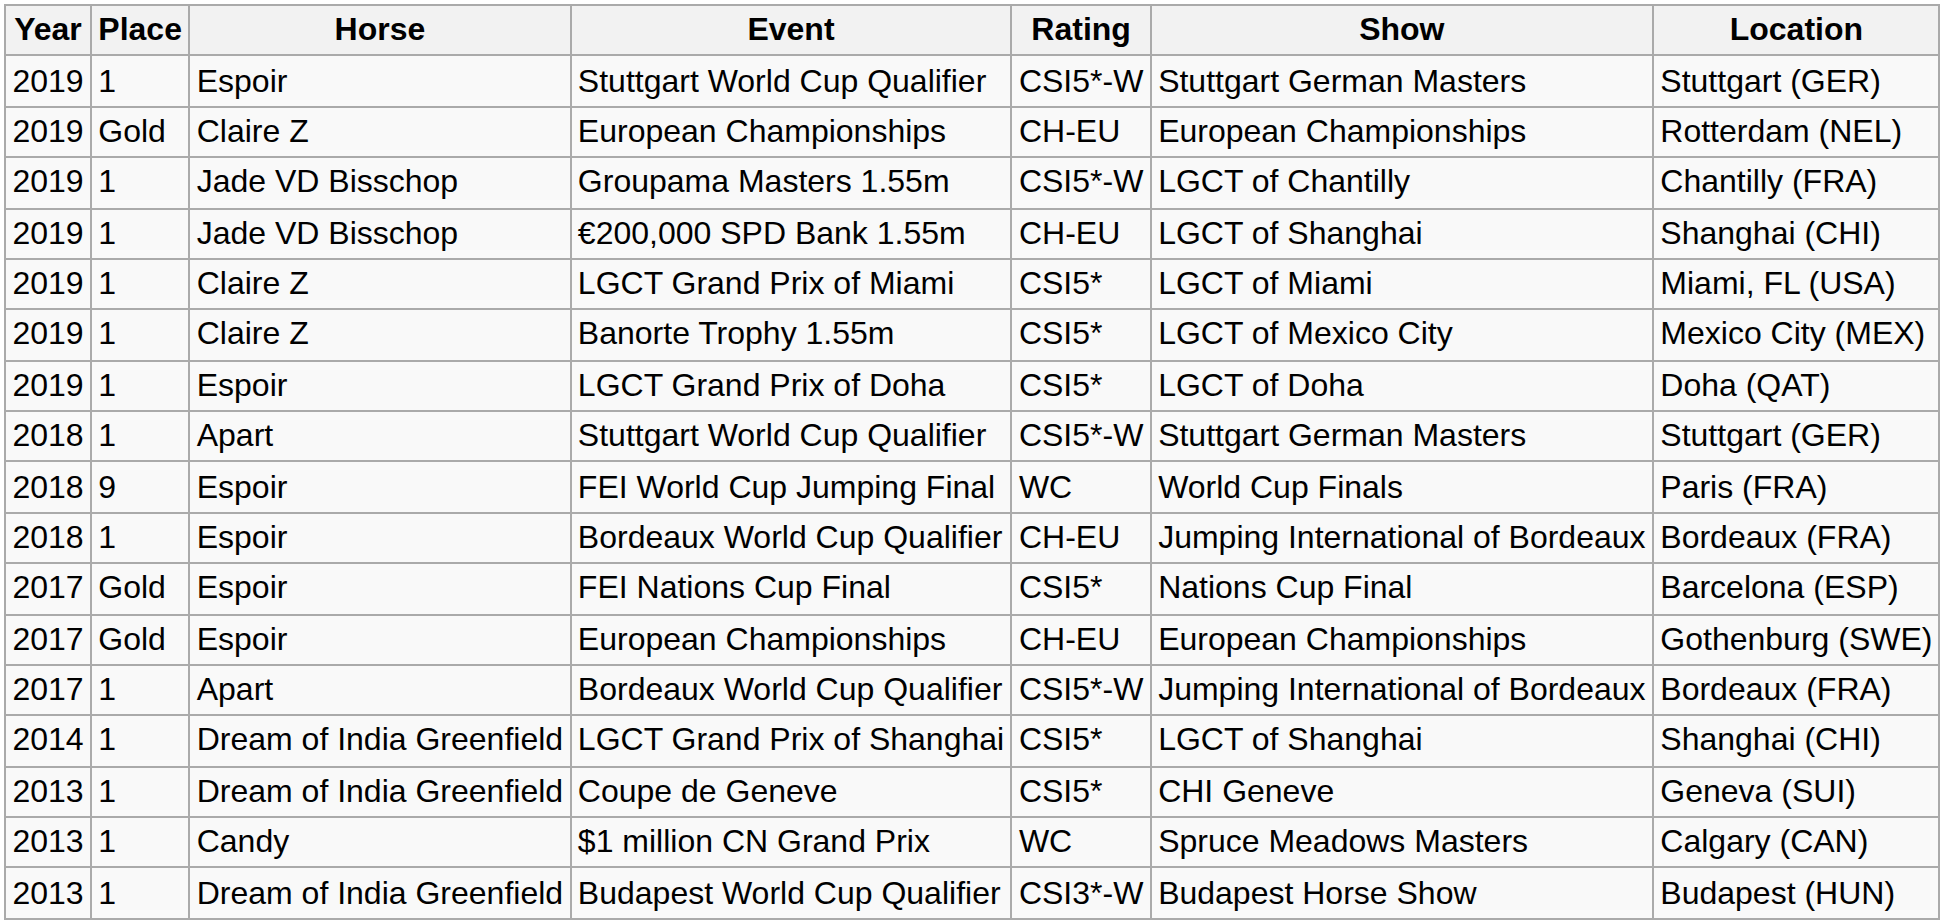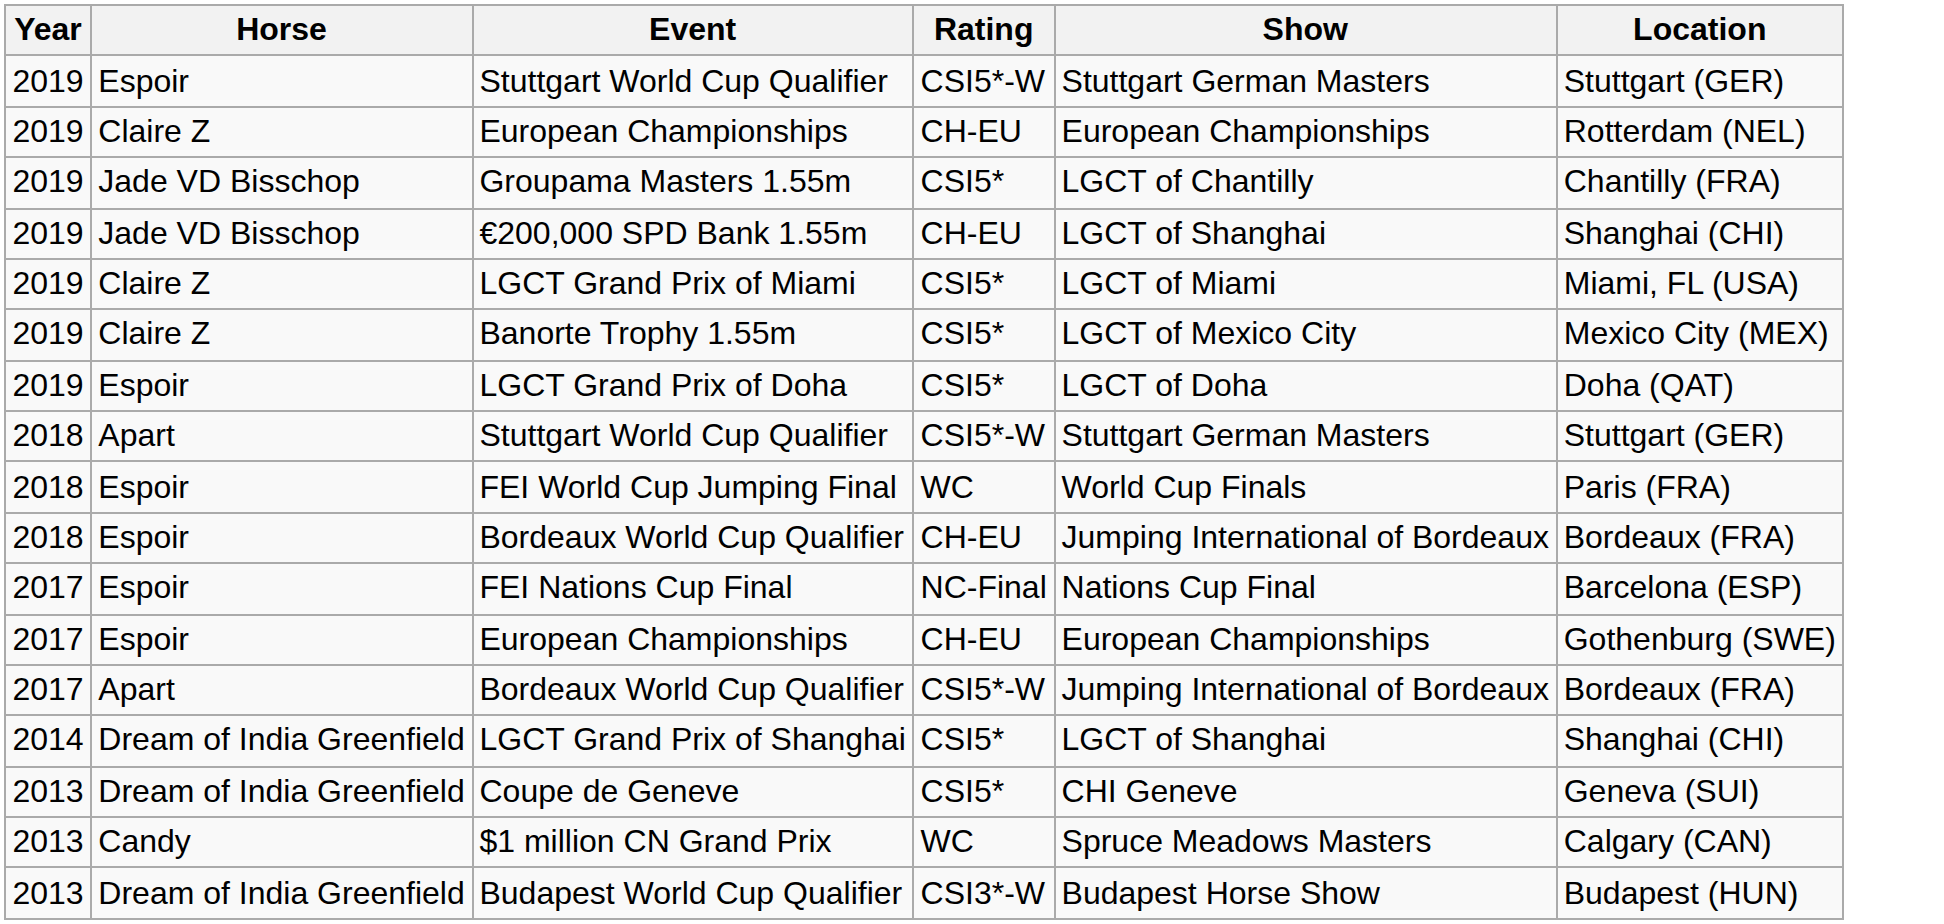- column: (140, 29)
(1081, 182) CSI5*-W -> (962, 182) CSI5*
(1061, 588) CSI5* -> (984, 588) NC-Final
